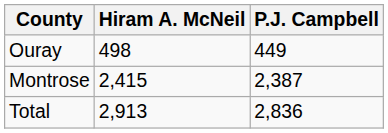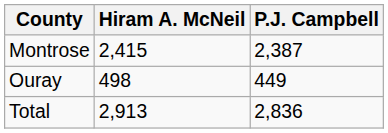rows swapped: (49, 81) <-> (35, 50)
